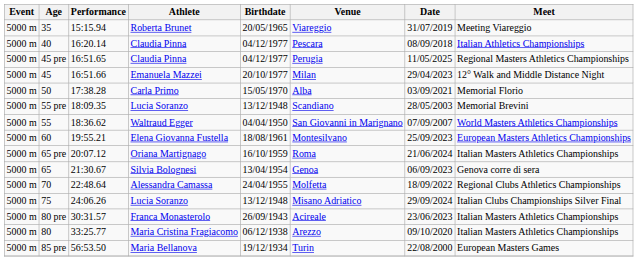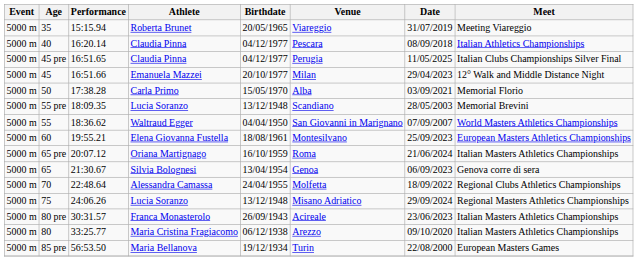(543, 59) Regional Masters Athletics Championships -> (539, 59) Italian Clubs Championships Silver Final
(539, 201) Italian Clubs Championships Silver Final -> (543, 201) Regional Masters Athletics Championships
